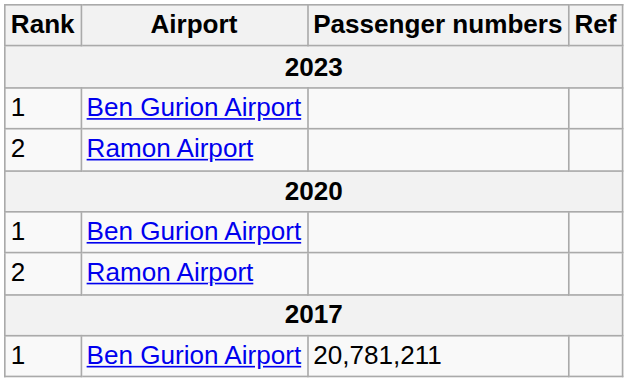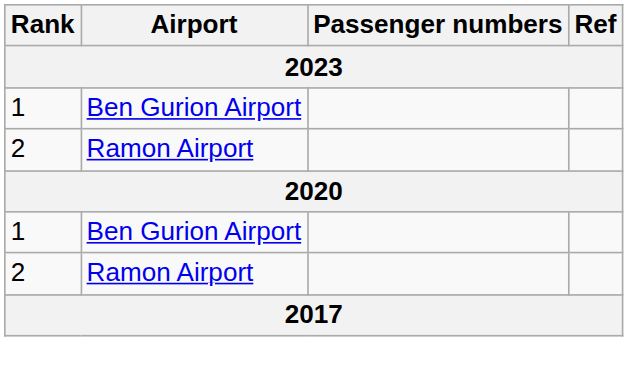- row: (18, 356)
